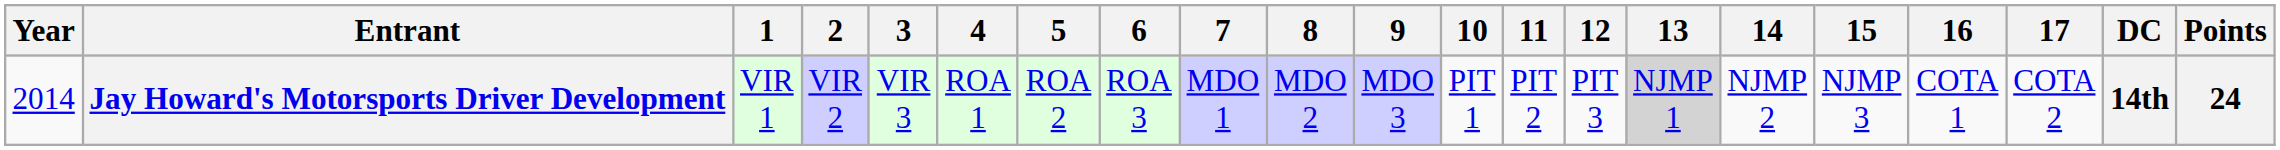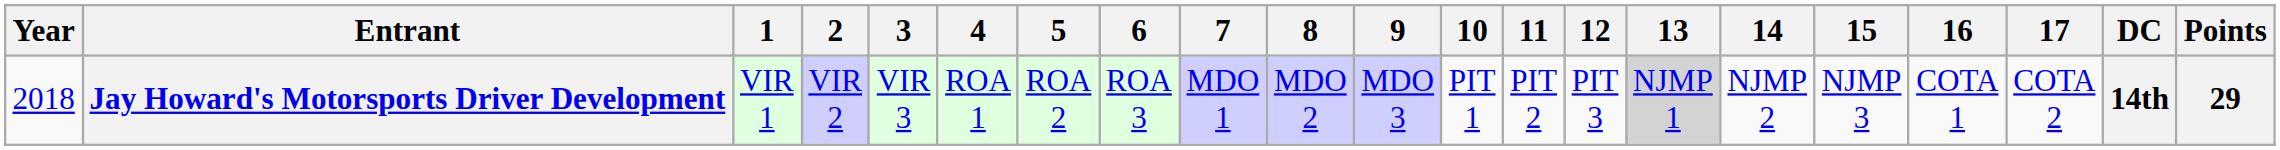(44, 99) 2014 -> (44, 99) 2018
(2225, 99) 24 -> (2225, 99) 29
